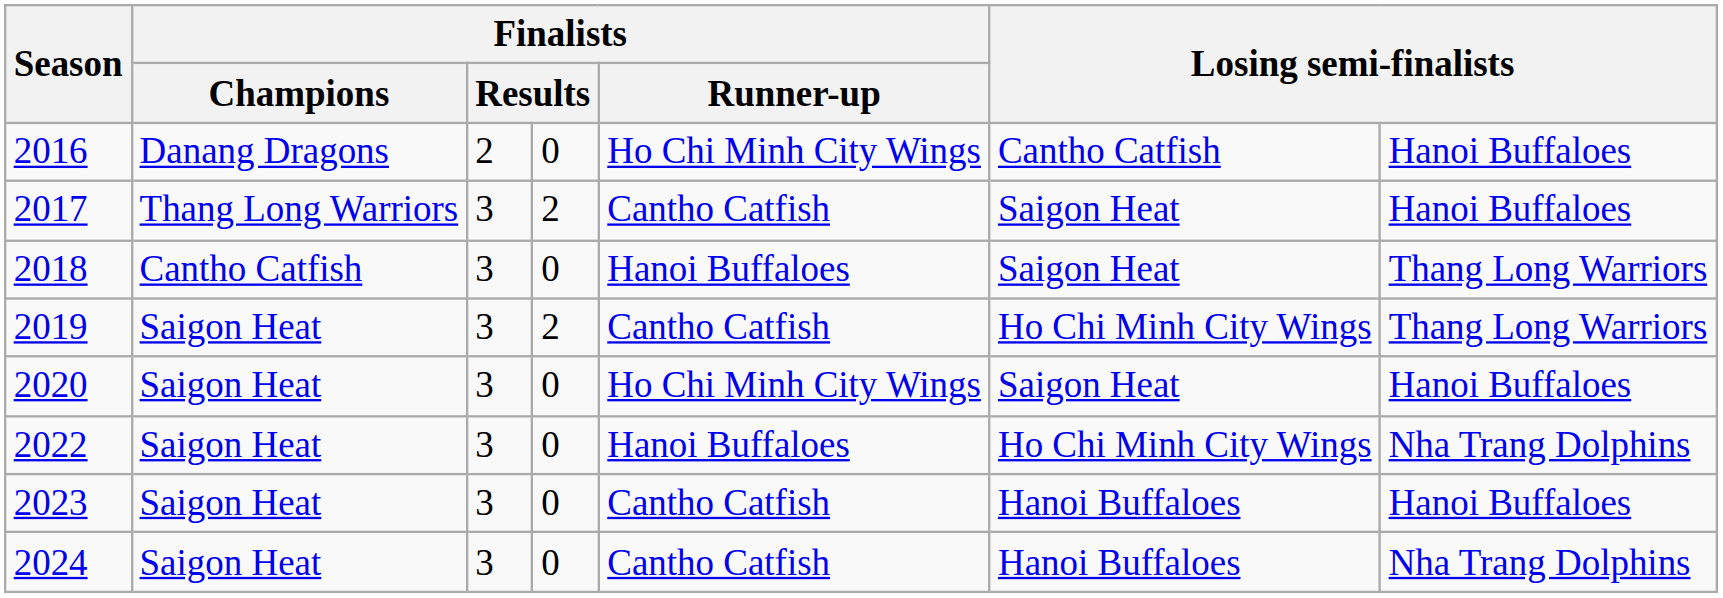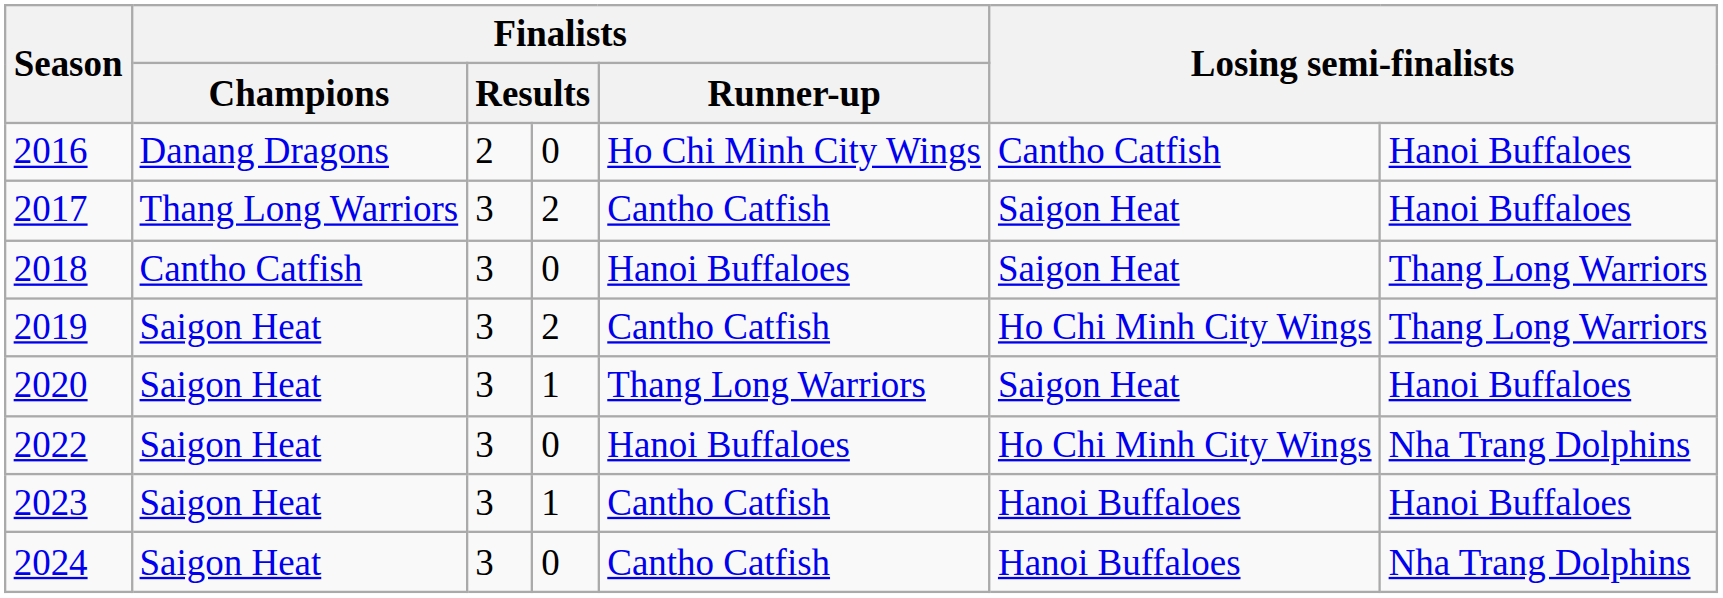(550, 385) 0 -> (550, 385) 1
(794, 385) Ho Chi Minh City Wings -> (767, 385) Thang Long Warriors
(550, 502) 0 -> (550, 502) 1
